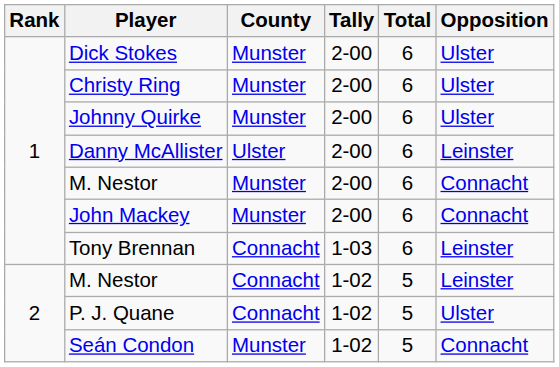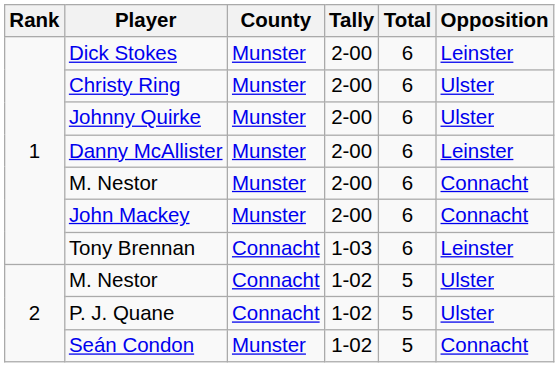(467, 53) Ulster -> (477, 53) Leinster
(259, 150) Ulster -> (269, 150) Munster
(477, 280) Leinster -> (467, 280) Ulster
